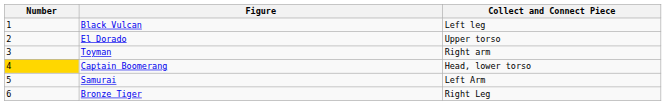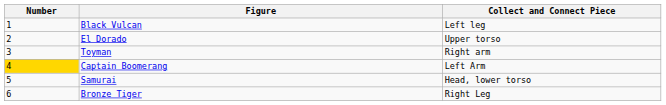(488, 66) Head, lower torso -> (465, 66) Left Arm
(465, 80) Left Arm -> (488, 80) Head, lower torso
